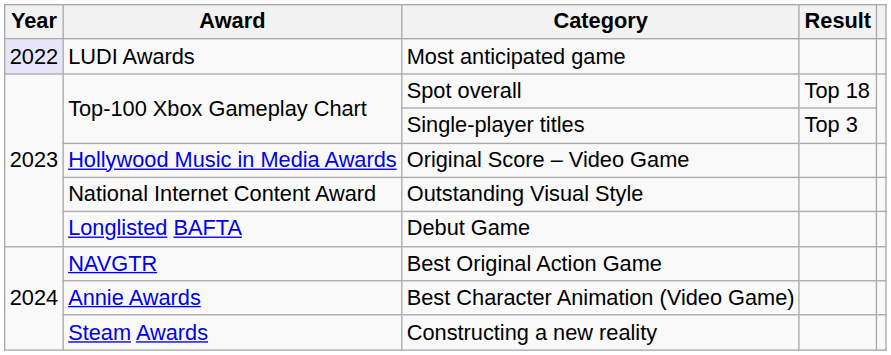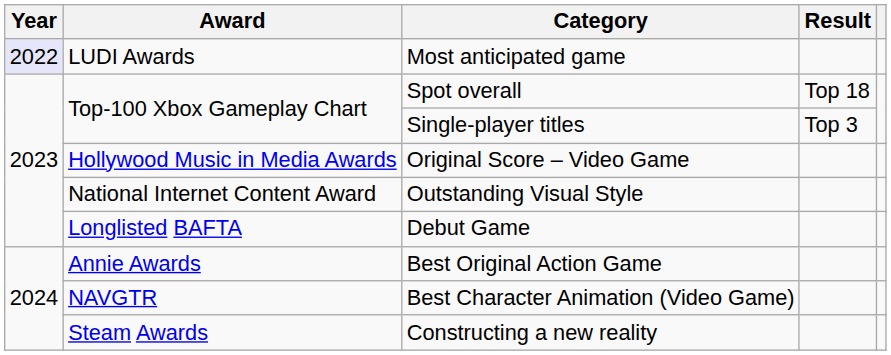(113, 263) NAVGTR -> (134, 263) Annie Awards
(134, 297) Annie Awards -> (113, 297) NAVGTR
